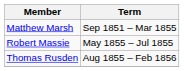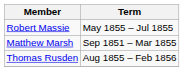rows swapped: (40, 27) <-> (38, 43)
